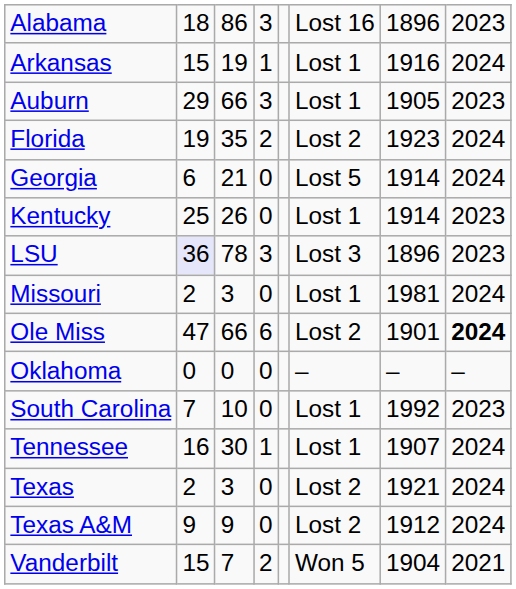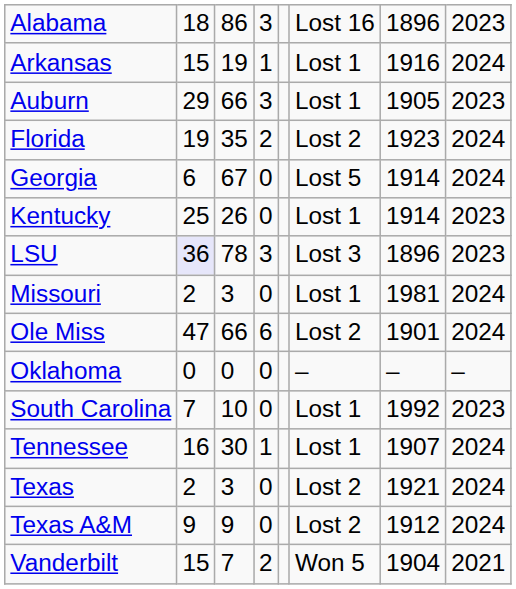(234, 178) 21 -> (234, 178) 67
(478, 332) bold -> (478, 332) normal
